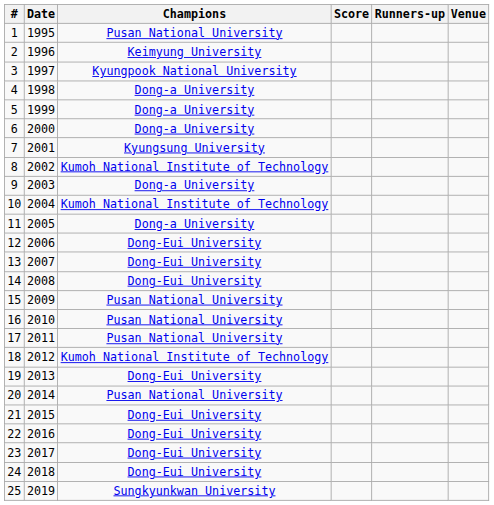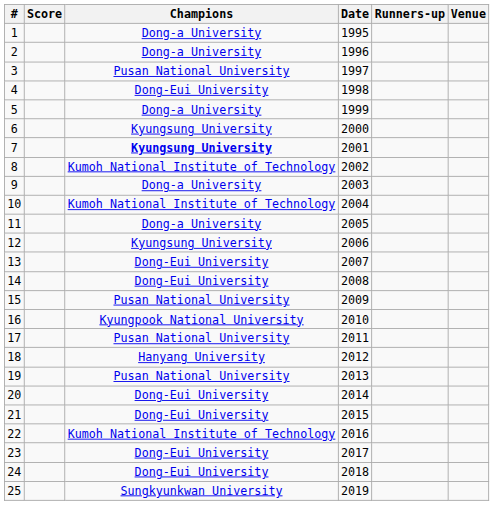columns swapped: (41, 14) <-> (352, 14)
(194, 33) Pusan National University -> (202, 33) Dong-a University
(194, 52) Keimyung University -> (202, 52) Dong-a University
(194, 71) Kyungpook National University -> (202, 71) Pusan National University
(194, 90) Dong-a University -> (202, 90) Dong-Eui University
(194, 128) Dong-a University -> (202, 128) Kyungsung University
(194, 147) normal -> (202, 147) bold
(194, 243) Dong-Eui University -> (202, 243) Kyungsung University
(194, 319) Pusan National University -> (202, 319) Kyungpook National University
(194, 357) Kumoh National Institute of Technology -> (202, 357) Hanyang University
(194, 376) Dong-Eui University -> (202, 376) Pusan National University
(194, 395) Pusan National University -> (202, 395) Dong-Eui University
(194, 433) Dong-Eui University -> (202, 433) Kumoh National Institute of Technology
